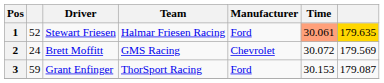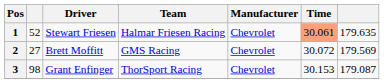(241, 32) Ford -> (253, 32) Chevrolet
(358, 32) gold background -> (358, 32) no background
(35, 51) 24 -> (35, 51) 27
(35, 69) 59 -> (35, 69) 98
(241, 69) Ford -> (253, 69) Chevrolet
